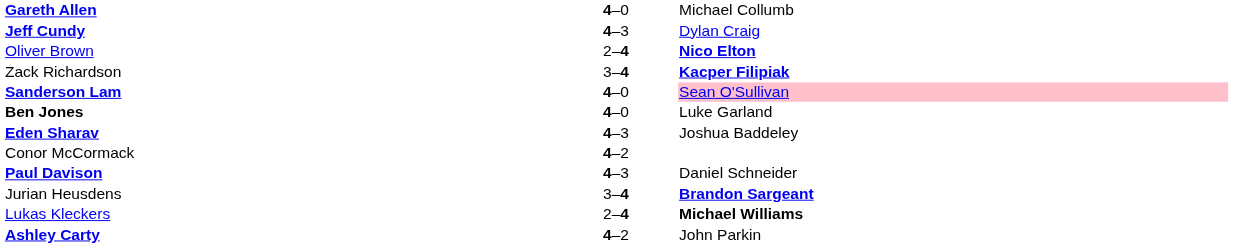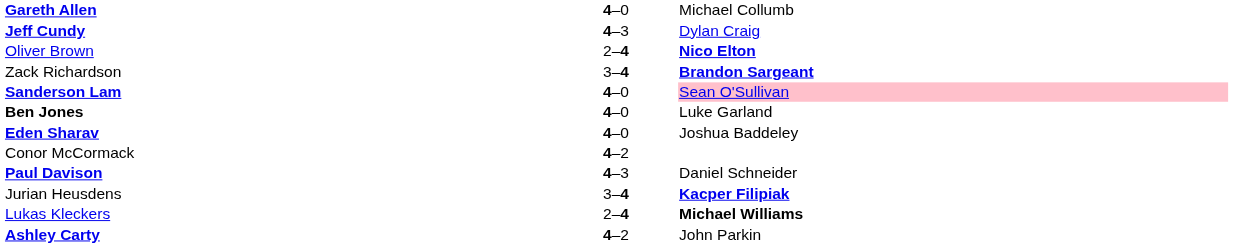(734, 71) Kacper Filipiak -> (746, 71) Brandon Sargeant
(616, 132) 4–3 -> (616, 132) 4–0
(746, 193) Brandon Sargeant -> (734, 193) Kacper Filipiak
